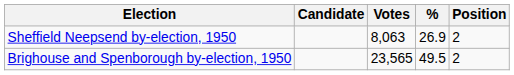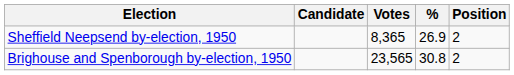(388, 37) 8,063 -> (388, 37) 8,365
(432, 59) 49.5 -> (432, 59) 30.8
